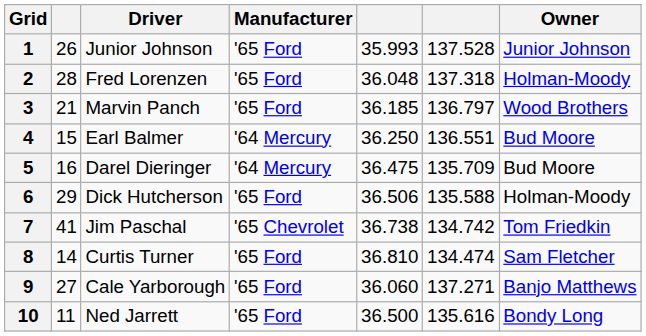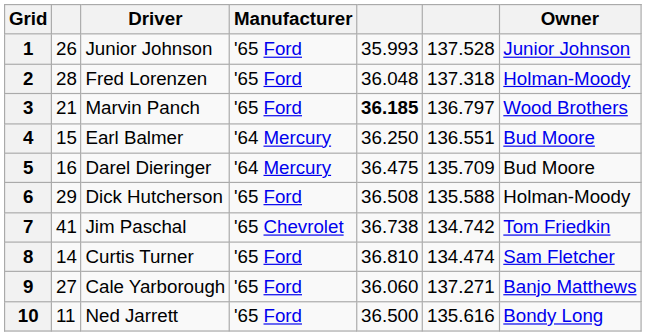(390, 108) normal -> (390, 108) bold
(390, 197) 36.506 -> (390, 197) 36.508
